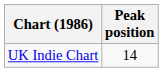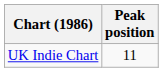(130, 55) 14 -> (130, 55) 11
